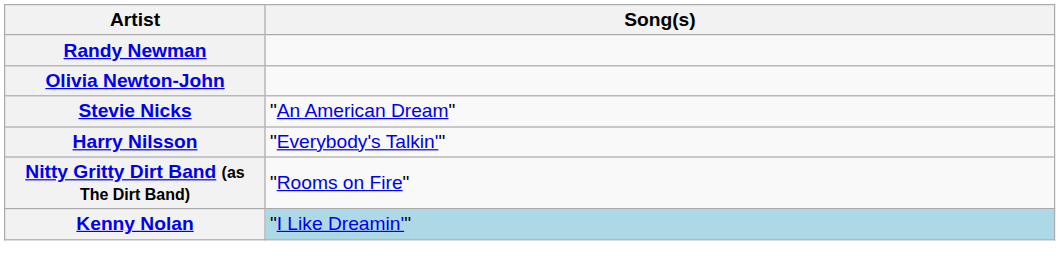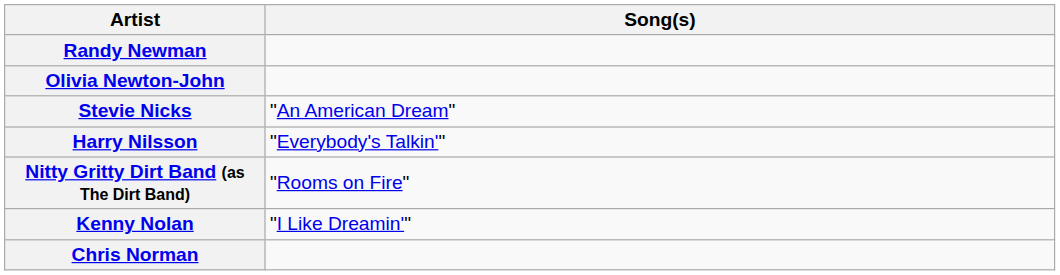(340, 224) lightblue background -> (340, 224) no background
+ row: (135, 254)
